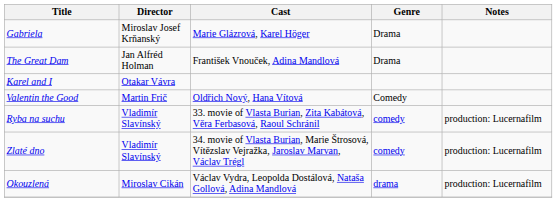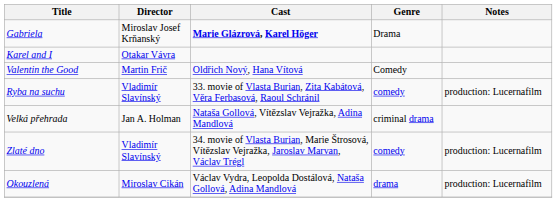(251, 33) normal -> (255, 33) bold
- row: (38, 60)
+ row: (37, 118)
